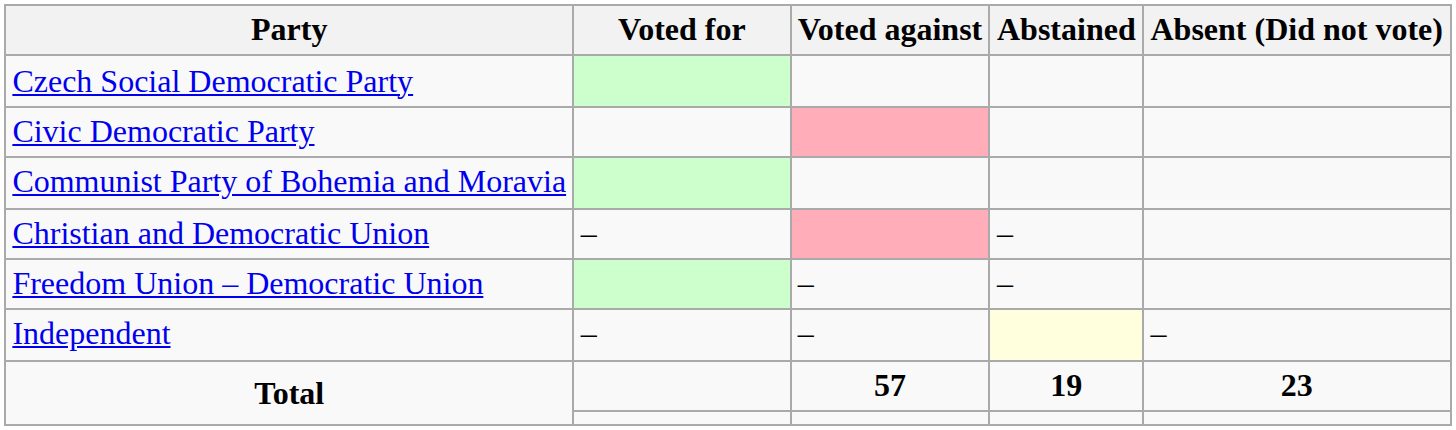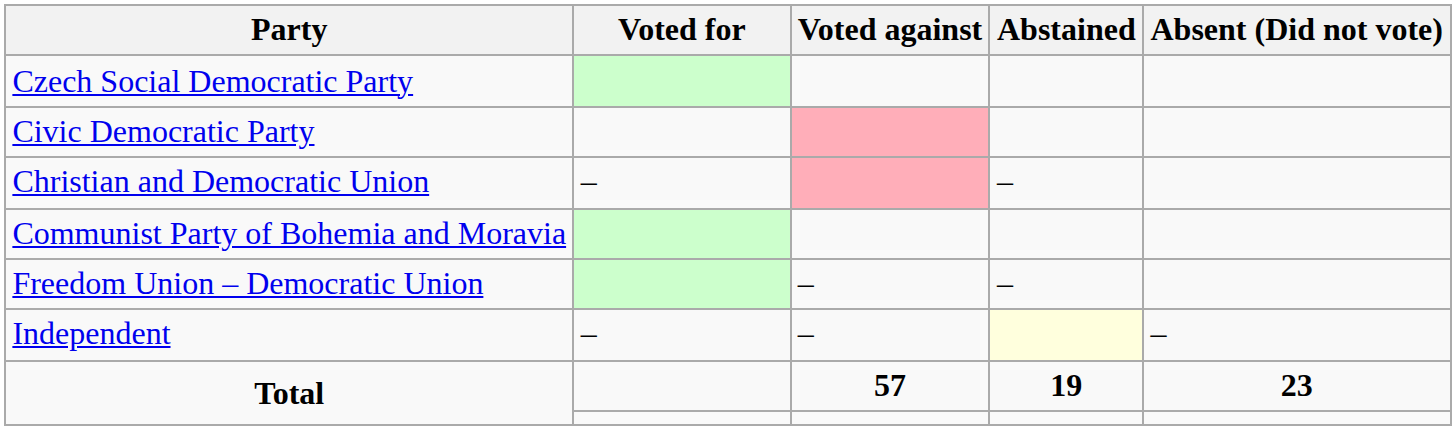rows swapped: (289, 182) <-> (221, 232)
